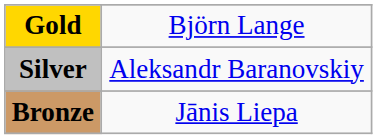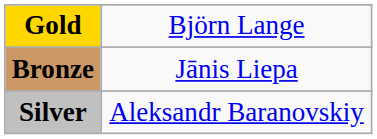rows swapped: (53, 68) <-> (53, 111)
